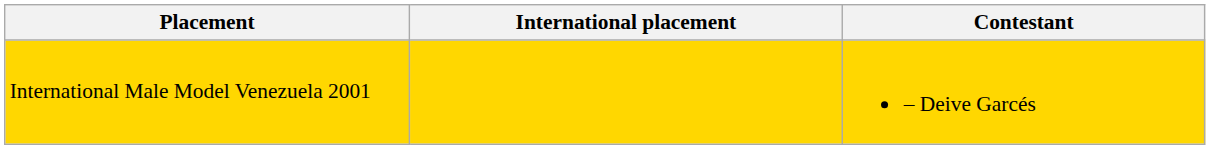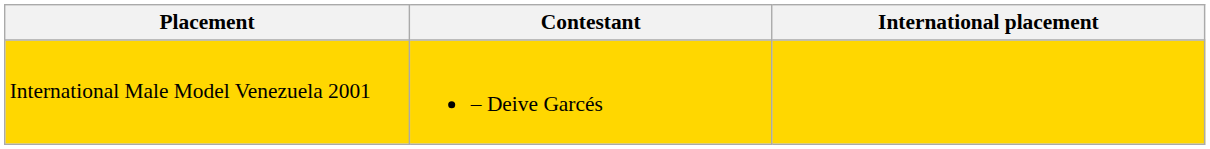columns swapped: (1024, 22) <-> (626, 22)
